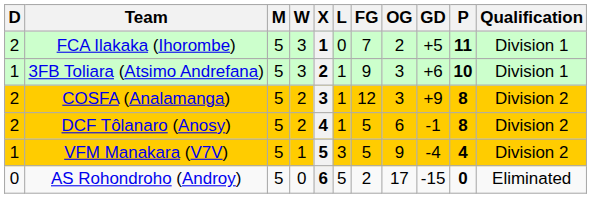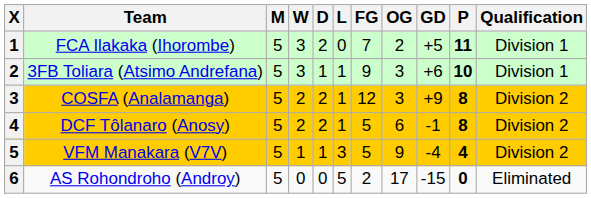columns swapped: (323, 17) <-> (15, 17)
